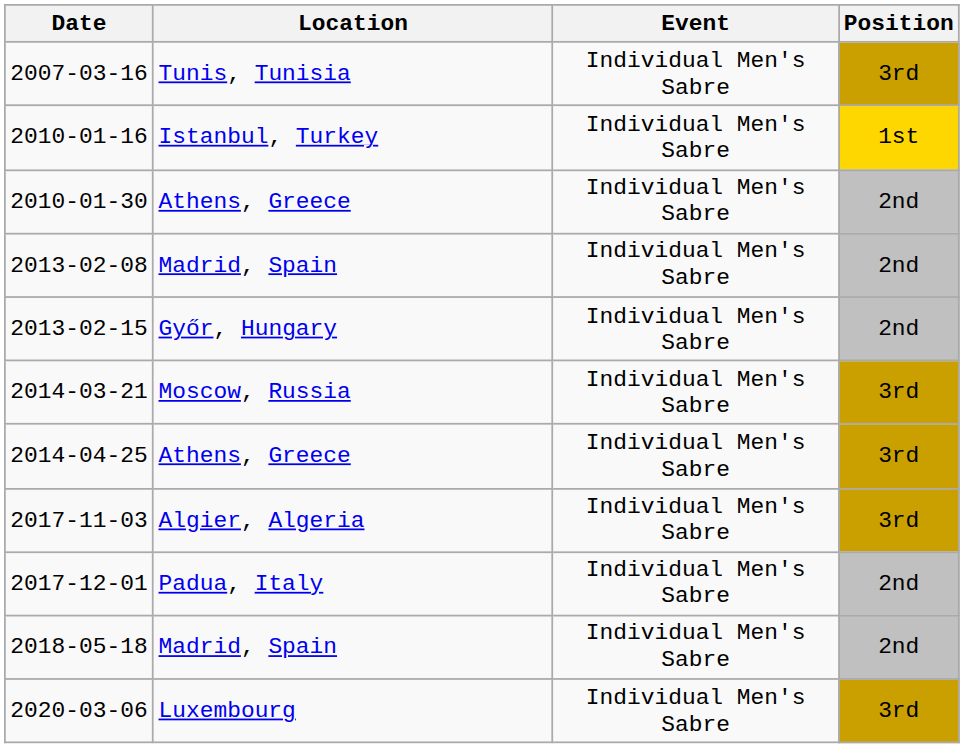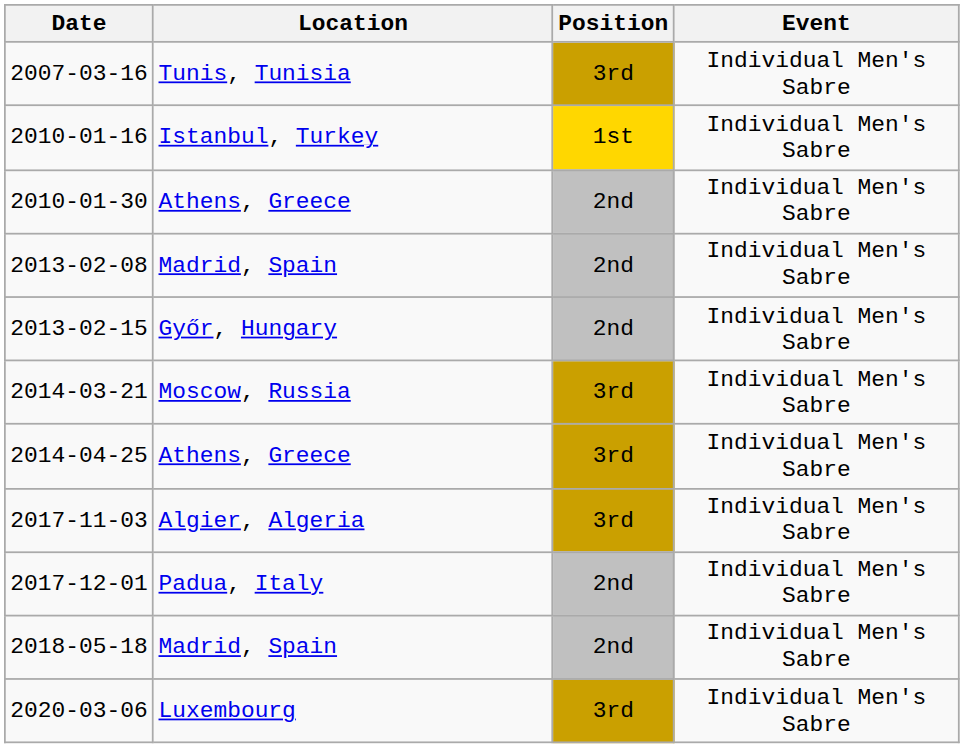columns swapped: (696, 24) <-> (899, 24)
